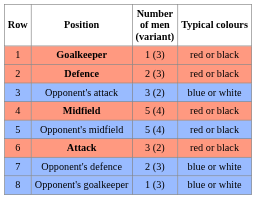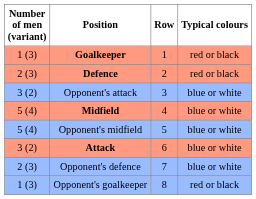columns swapped: (18, 25) <-> (155, 25)
(215, 111) red or black -> (215, 111) blue or white
(215, 129) red or black -> (215, 129) blue or white
(215, 148) red or black -> (215, 148) blue or white
(215, 185) blue or white -> (215, 185) red or black
